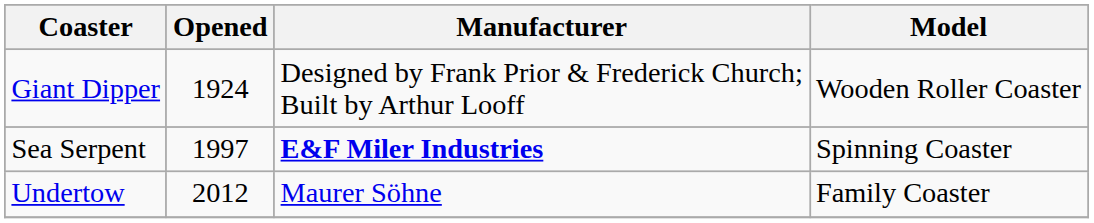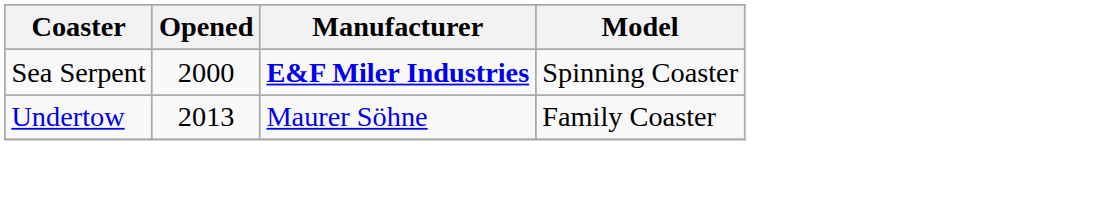- row: (86, 87)
(220, 148) 1997 -> (206, 71) 2000
(220, 193) 2012 -> (206, 116) 2013
